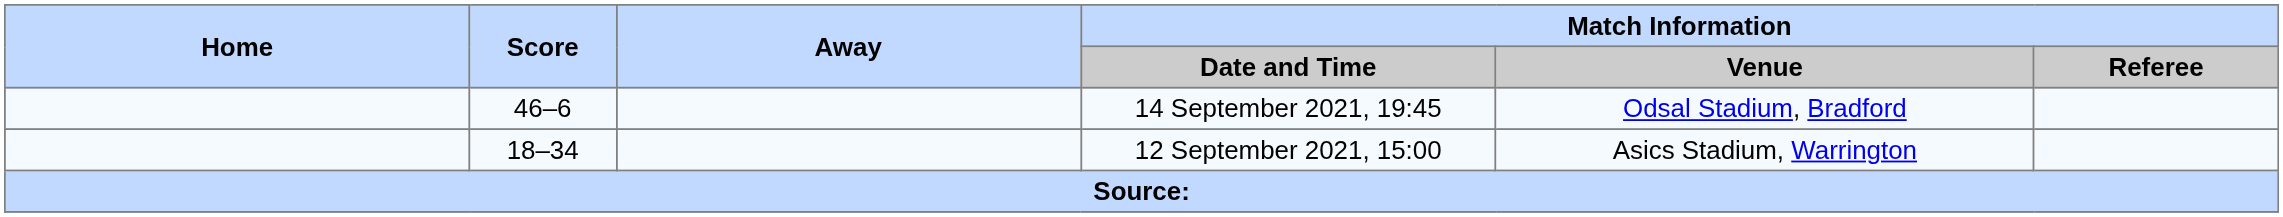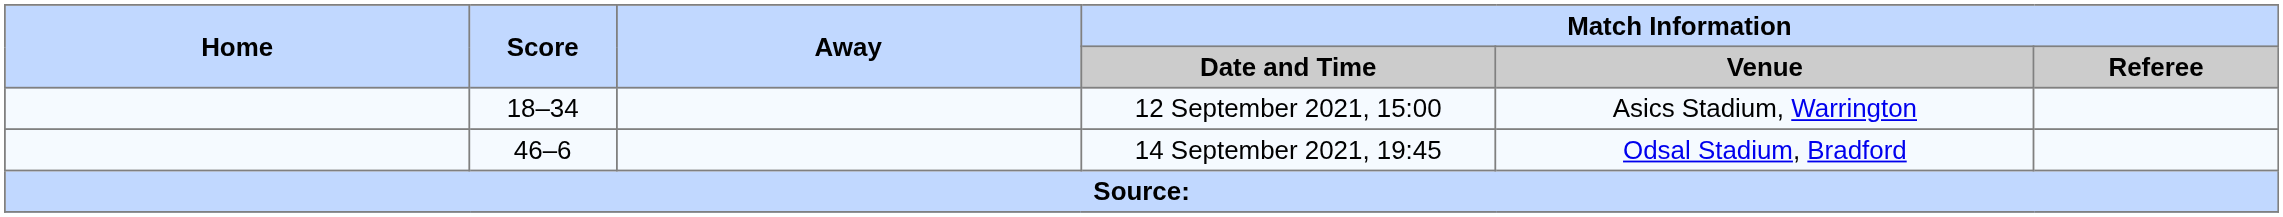rows swapped: (1288, 108) <-> (1288, 150)
